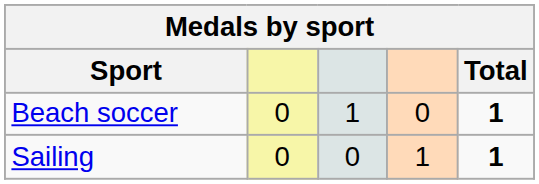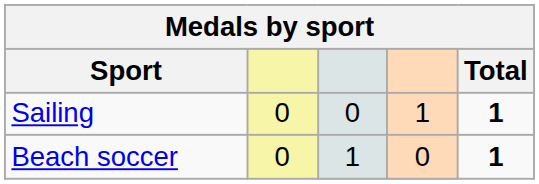rows swapped: (95, 114) <-> (53, 157)
